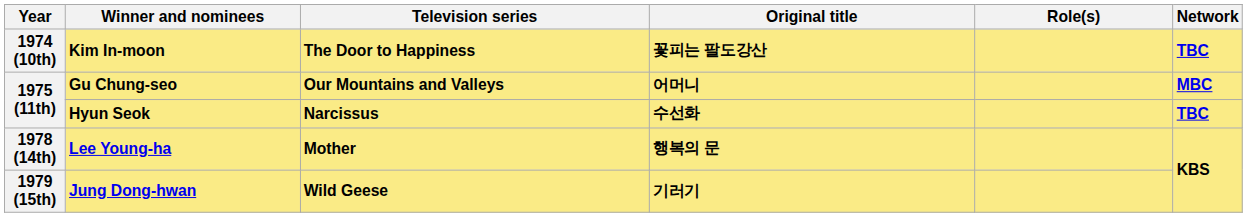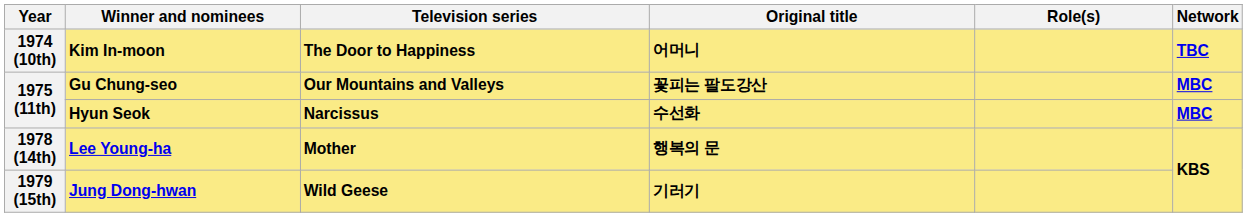(710, 50) 꽃피는 팔도강산 -> (677, 50) 어머니
(677, 85) 어머니 -> (710, 85) 꽃피는 팔도강산
(1193, 113) TBC -> (1195, 113) MBC
